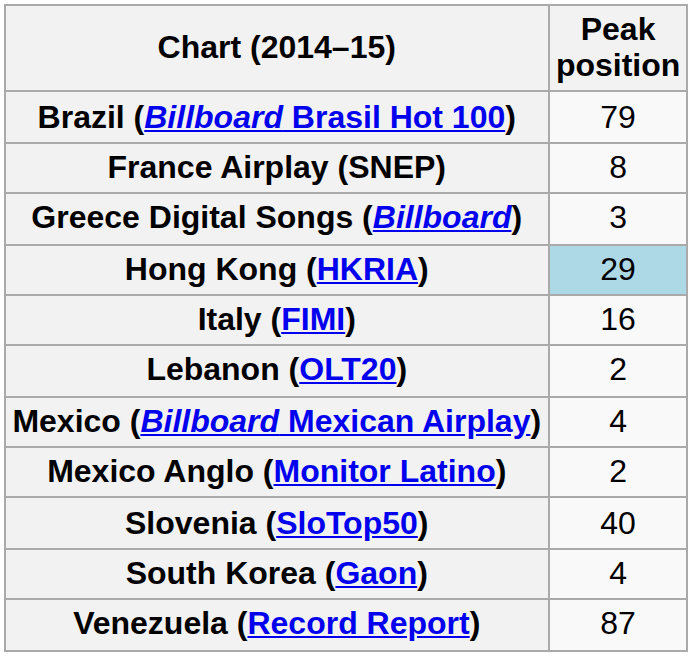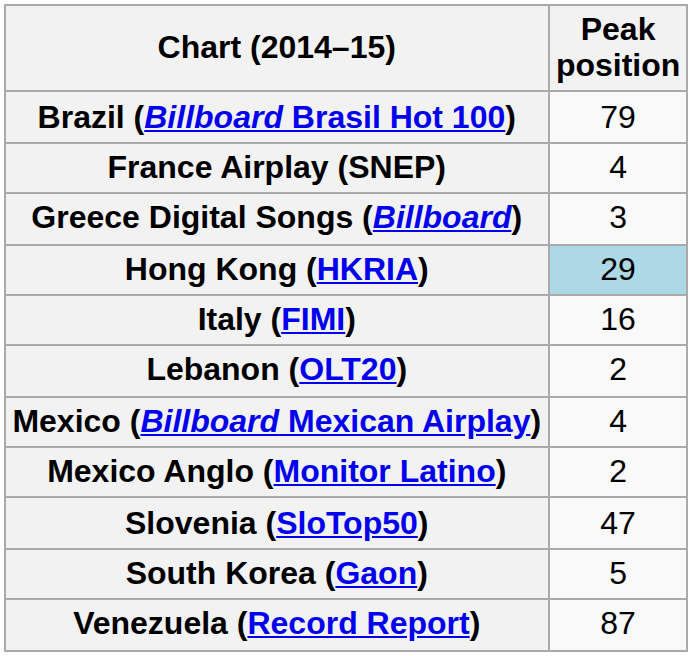(618, 167) 8 -> (618, 167) 4
(618, 522) 40 -> (618, 522) 47
(618, 573) 4 -> (618, 573) 5
